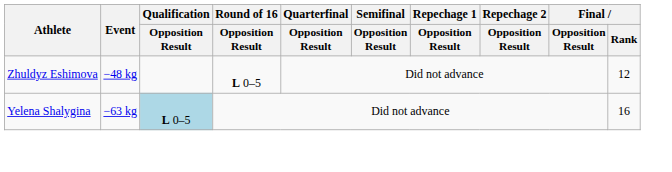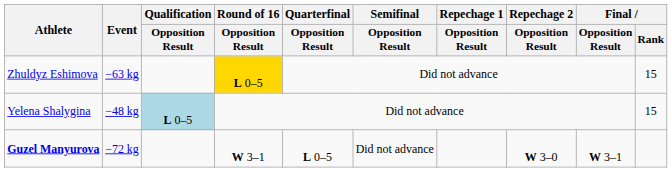(120, 75) −48 kg -> (122, 75) −63 kg
(246, 83) no background -> (248, 83) gold background
(624, 75) 12 -> (651, 75) 15
(120, 111) −63 kg -> (122, 111) −48 kg
(624, 111) 16 -> (651, 111) 15
+ row: (53, 148)
